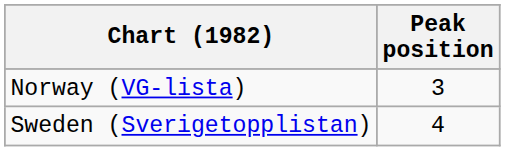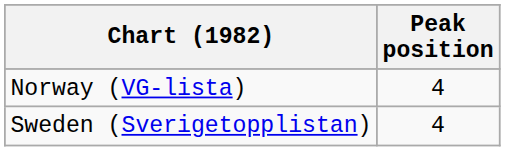(438, 88) 3 -> (438, 88) 4
